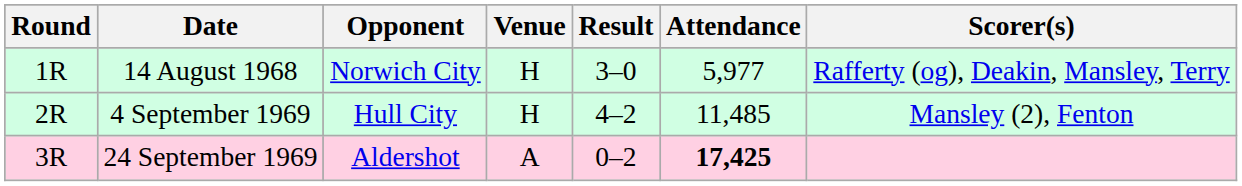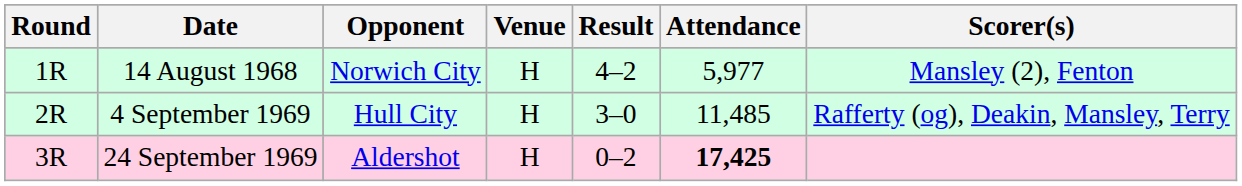(616, 69) 3–0 -> (616, 69) 4–2
(1022, 69) Rafferty (og), Deakin, Mansley, Terry -> (1021, 69) Mansley (2), Fenton
(616, 113) 4–2 -> (616, 113) 3–0
(1021, 113) Mansley (2), Fenton -> (1022, 113) Rafferty (og), Deakin, Mansley, Terry
(530, 157) A -> (530, 157) H
